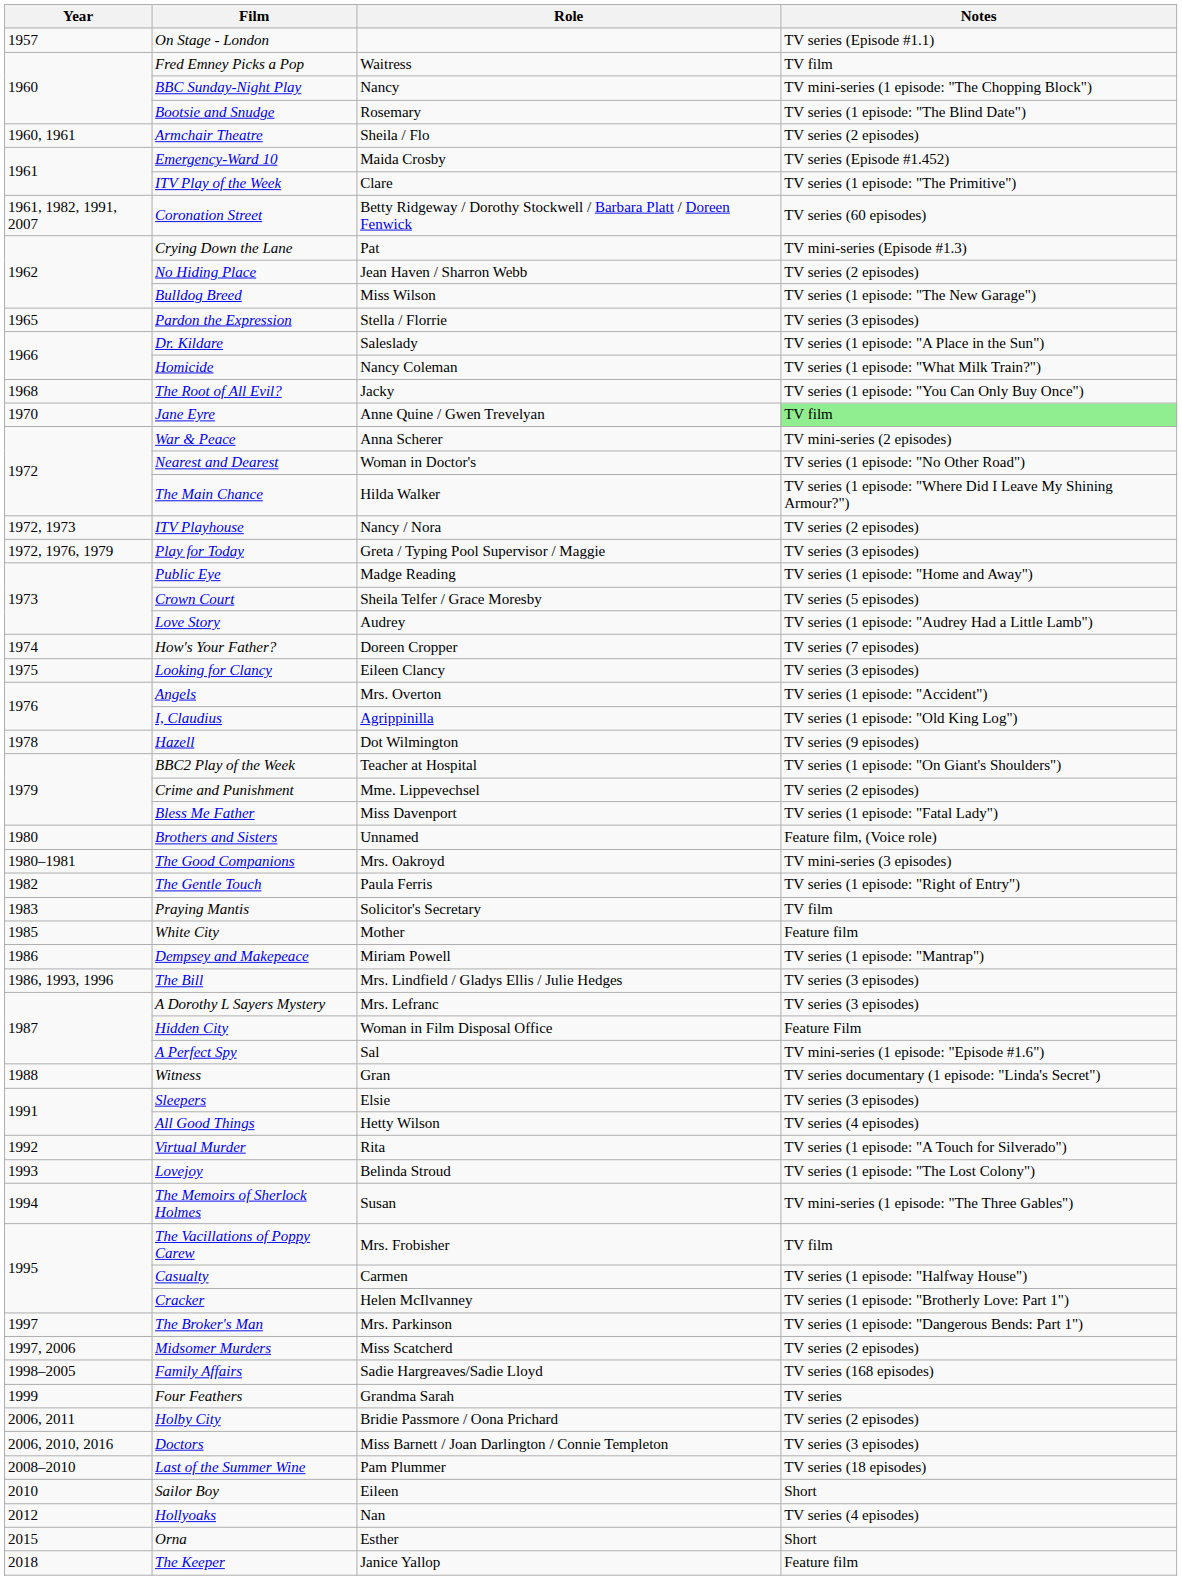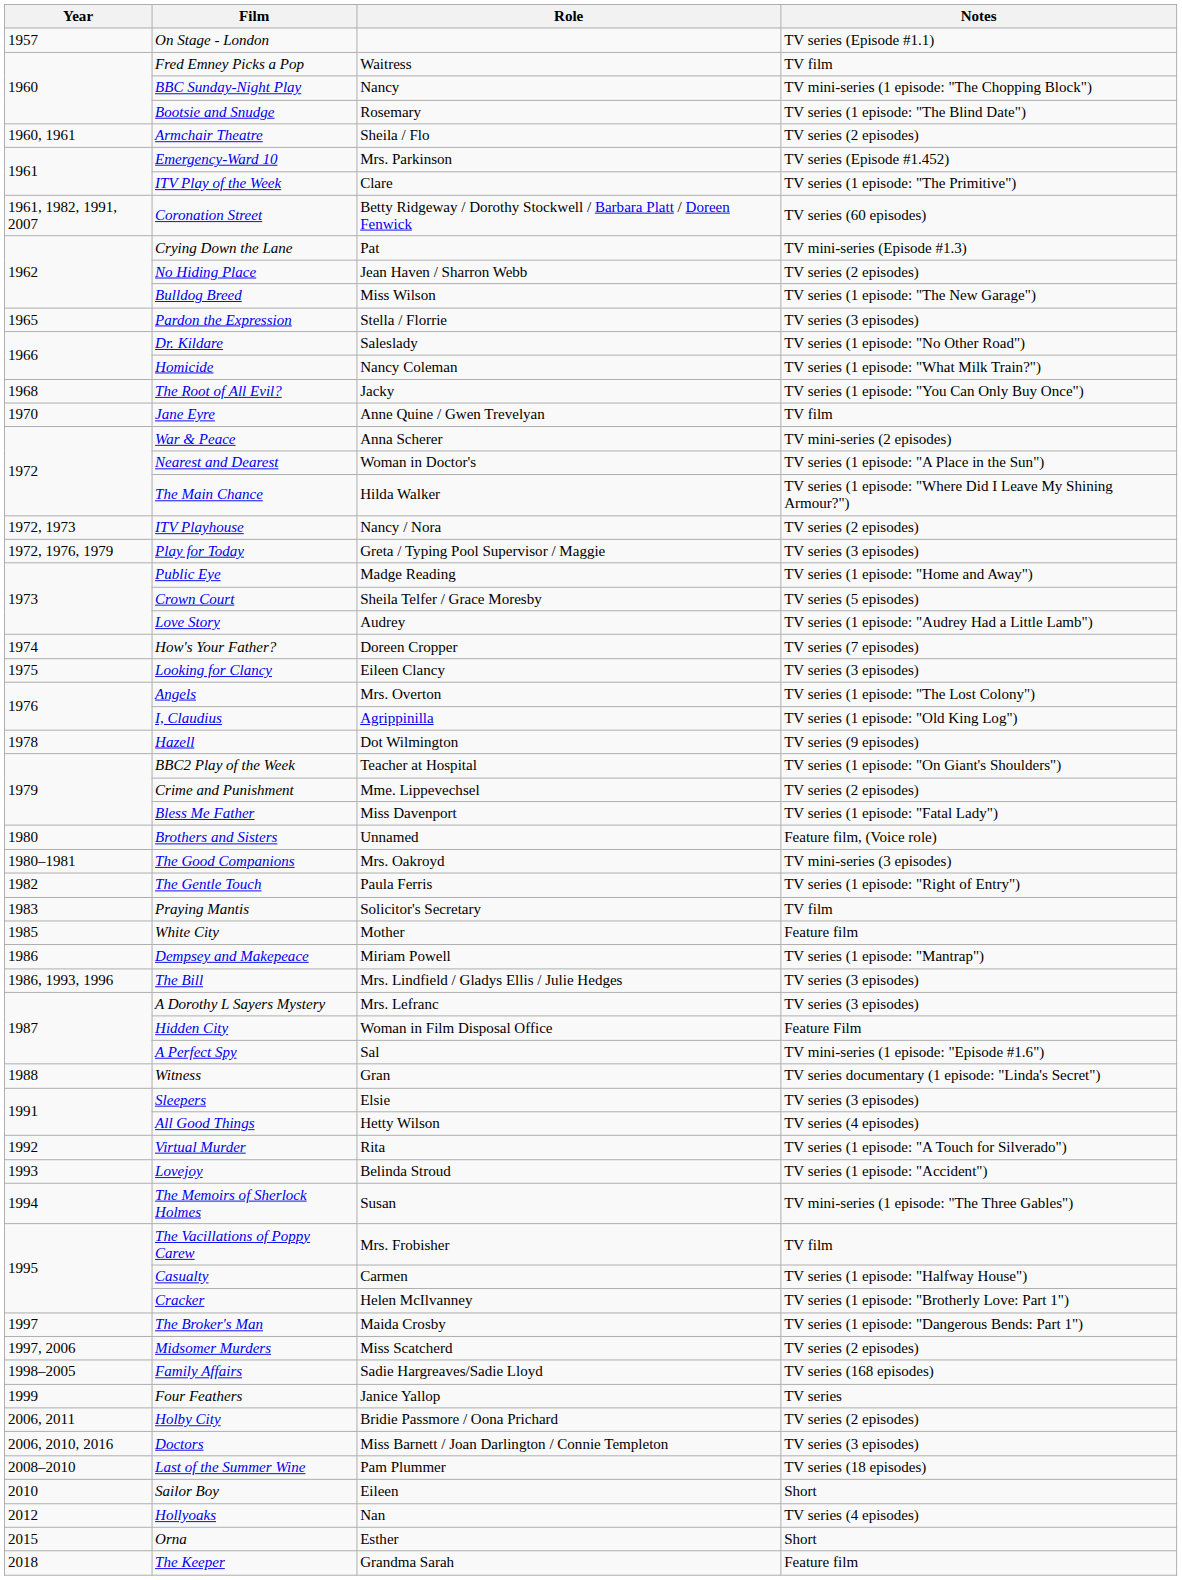(403, 159) Maida Crosby -> (406, 159) Mrs. Parkinson
(914, 343) TV series (1 episode: "A Place in the Sun") -> (905, 343) TV series (1 episode: "No Other Road")
(808, 414) lightgreen background -> (808, 414) no background
(905, 462) TV series (1 episode: "No Other Road") -> (914, 462) TV series (1 episode: "A Place in the Sun")
(886, 694) TV series (1 episode: "Accident") -> (910, 694) TV series (1 episode: "The Lost Colony")
(910, 1171) TV series (1 episode: "The Lost Colony") -> (886, 1171) TV series (1 episode: "Accident")
(406, 1324) Mrs. Parkinson -> (403, 1324) Maida Crosby
(407, 1395) Grandma Sarah -> (400, 1395) Janice Yallop
(400, 1562) Janice Yallop -> (407, 1562) Grandma Sarah
